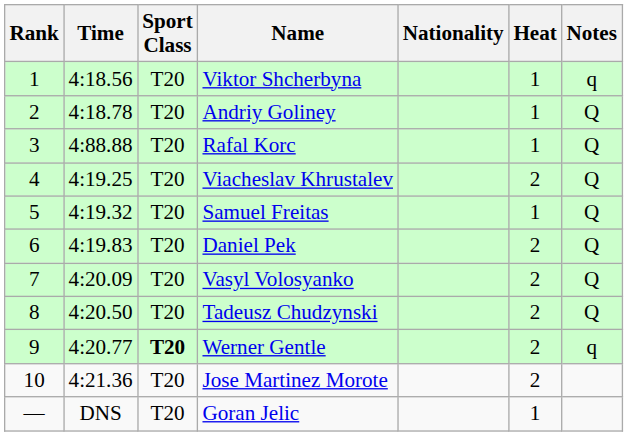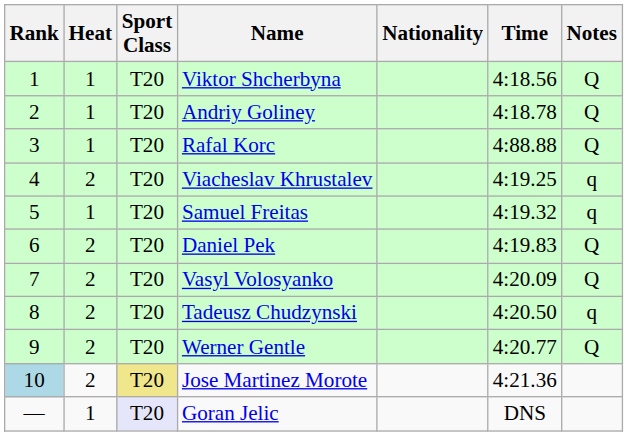columns swapped: (535, 33) <-> (101, 33)
(592, 78) q -> (592, 78) Q
(592, 178) Q -> (592, 178) q
(592, 212) Q -> (592, 212) q
(592, 312) Q -> (592, 312) q
(168, 346) bold -> (147, 346) normal
(592, 346) q -> (592, 346) Q
(34, 379) no background -> (34, 379) lightblue background
(167, 379) no background -> (147, 379) khaki background
(167, 413) no background -> (147, 413) lavender background
